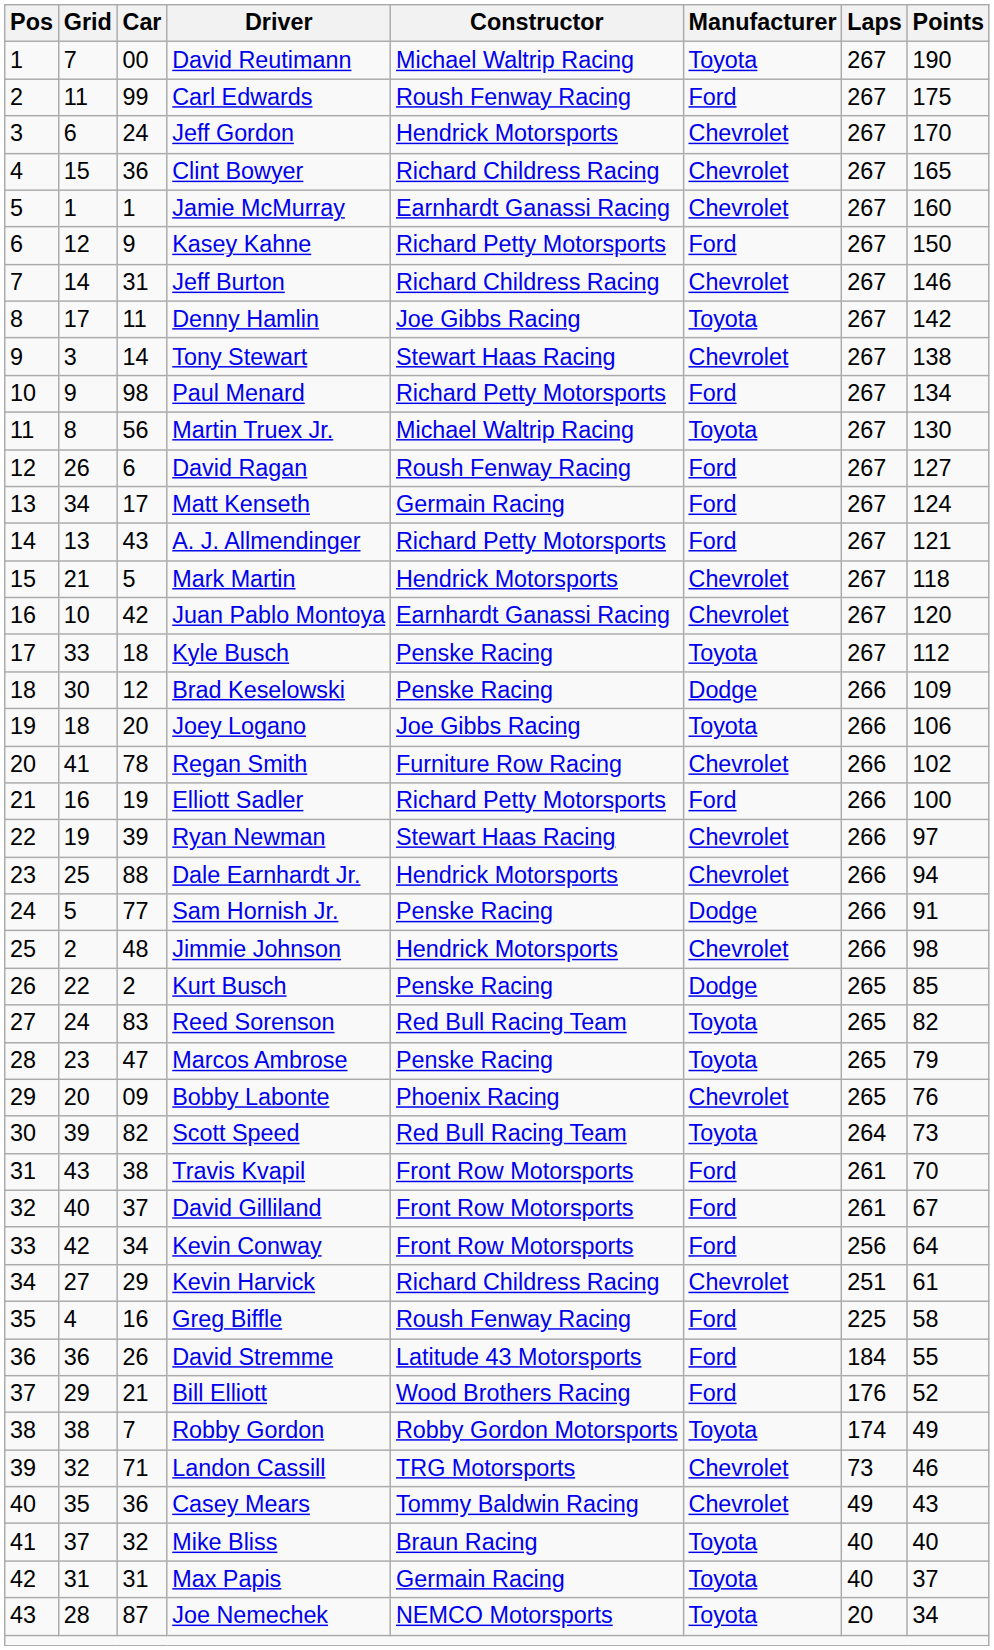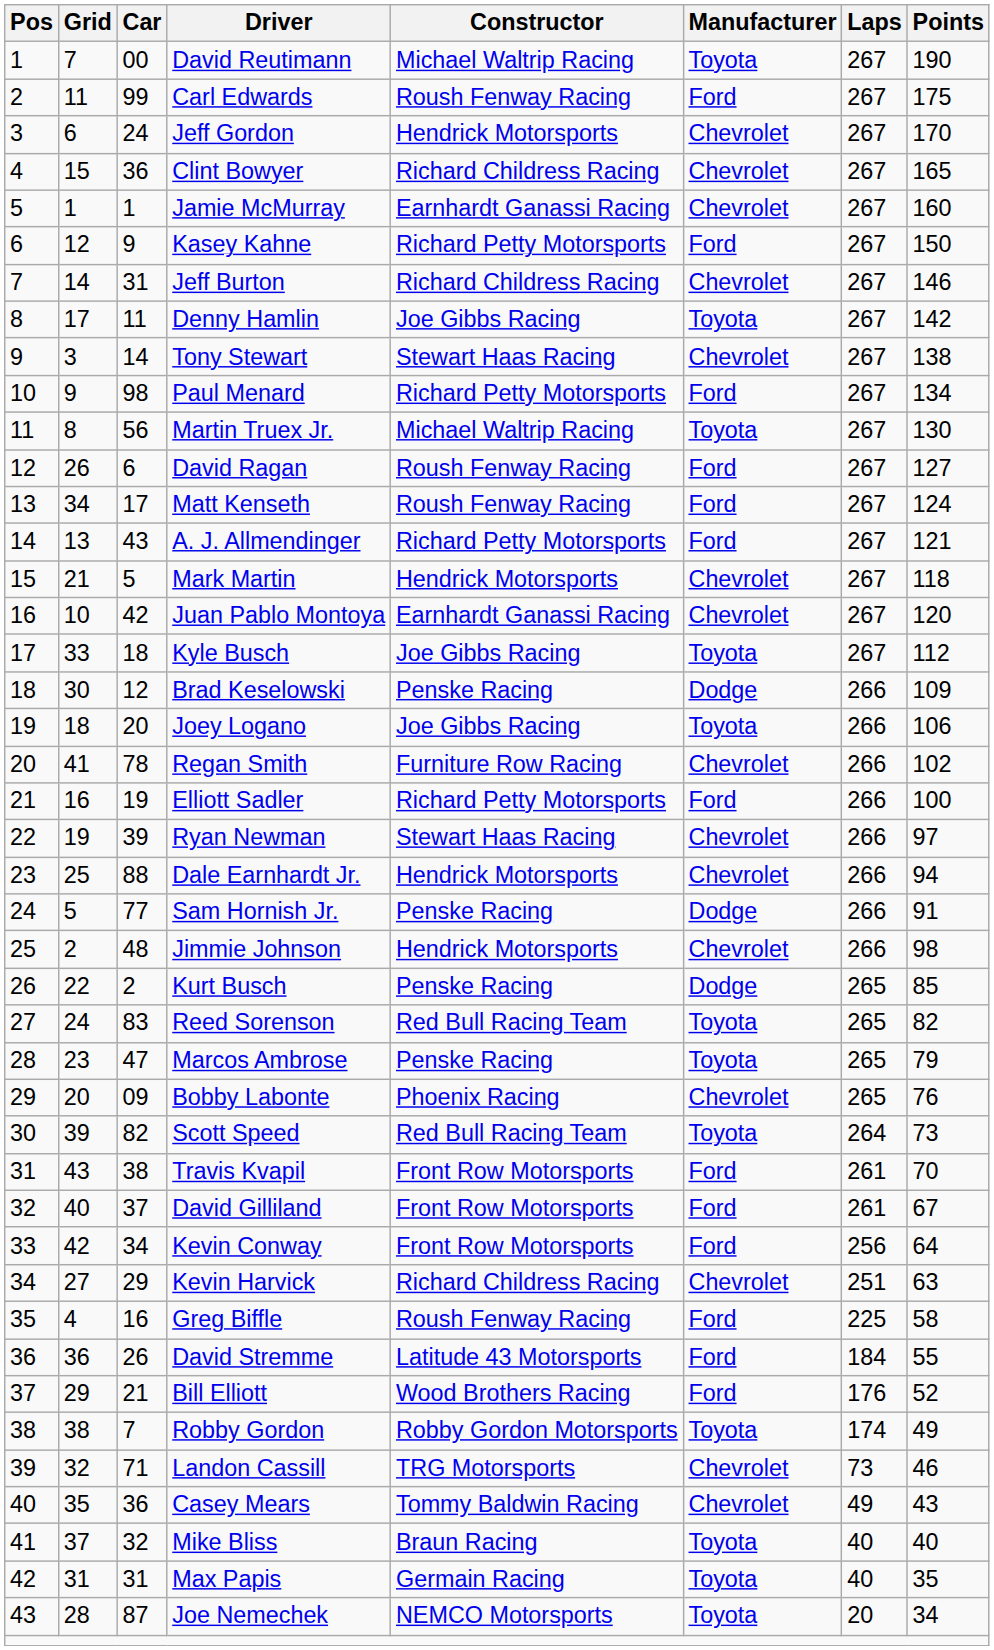(480, 504) Germain Racing -> (513, 504) Roush Fenway Racing
(475, 652) Penske Racing -> (488, 652) Joe Gibbs Racing
(926, 1282) 61 -> (926, 1282) 63
(926, 1579) 37 -> (926, 1579) 35
